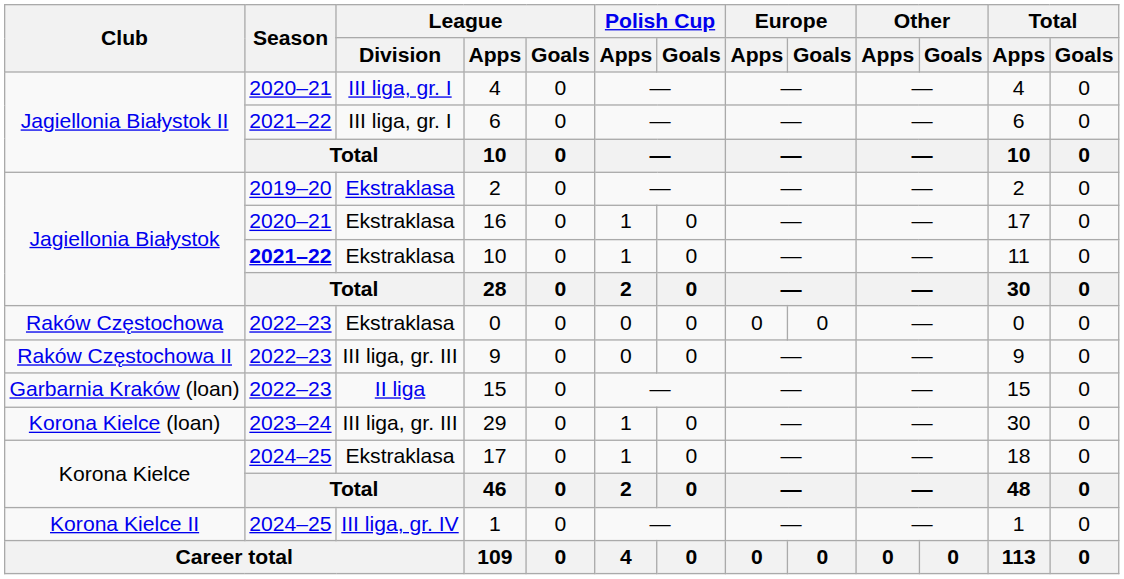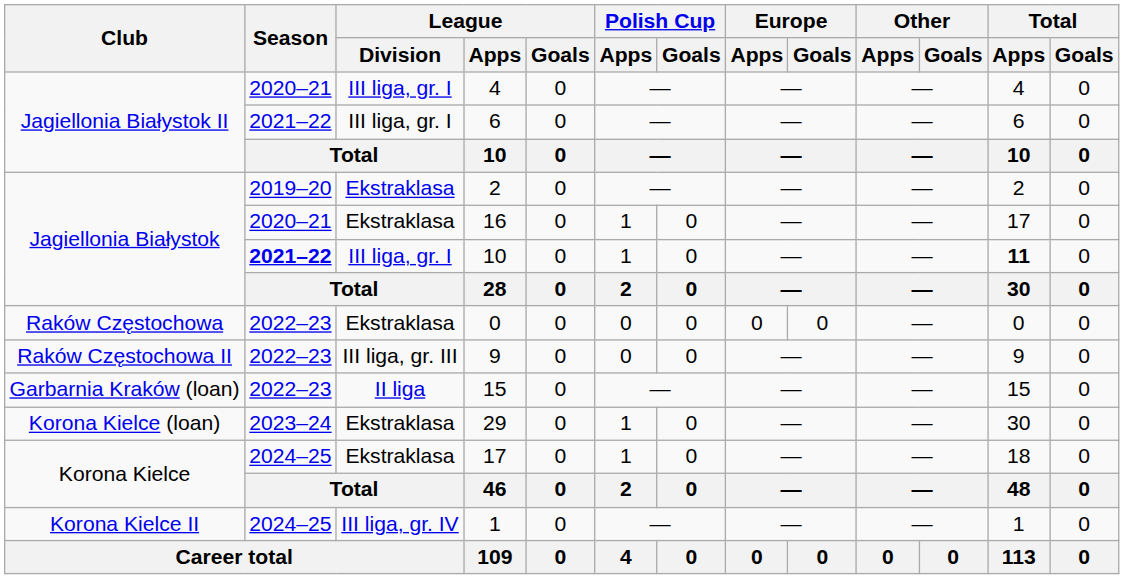(400, 255) Ekstraklasa -> (400, 255) III liga, gr. I
(1019, 255) normal -> (1019, 255) bold
(400, 423) III liga, gr. III -> (400, 423) Ekstraklasa
